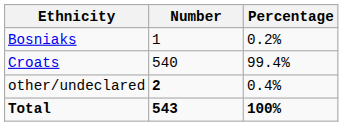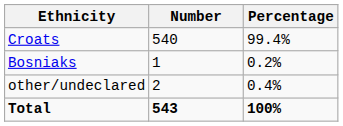rows swapped: (34, 63) <-> (42, 40)
(156, 86) bold -> (156, 86) normal
